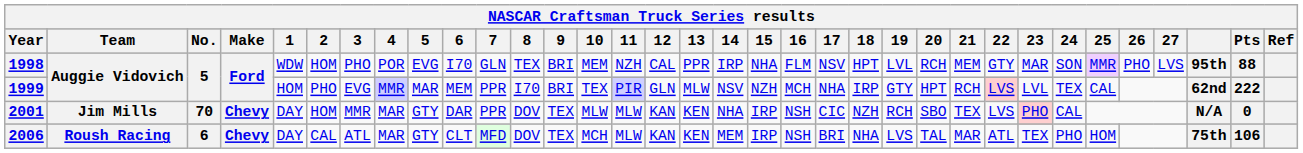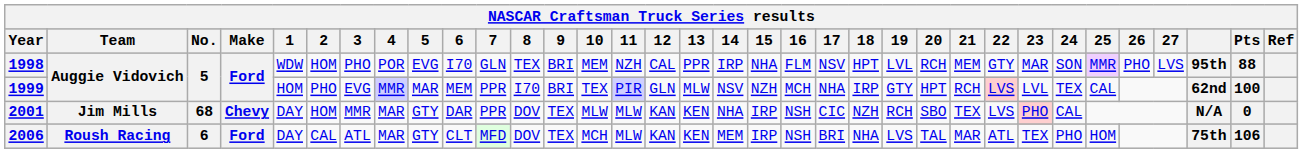(1247, 88) 222 -> (1247, 88) 100
(204, 112) 70 -> (204, 112) 68
(247, 136) Chevy -> (247, 136) Ford
